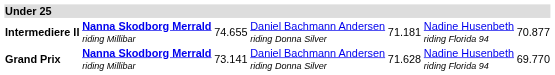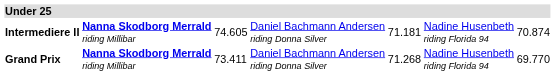(231, 32) 74.655 -> (231, 32) 74.605
(533, 32) 70.877 -> (533, 32) 70.874
(231, 59) 73.141 -> (230, 59) 73.411
(404, 59) 71.628 -> (404, 59) 71.268
